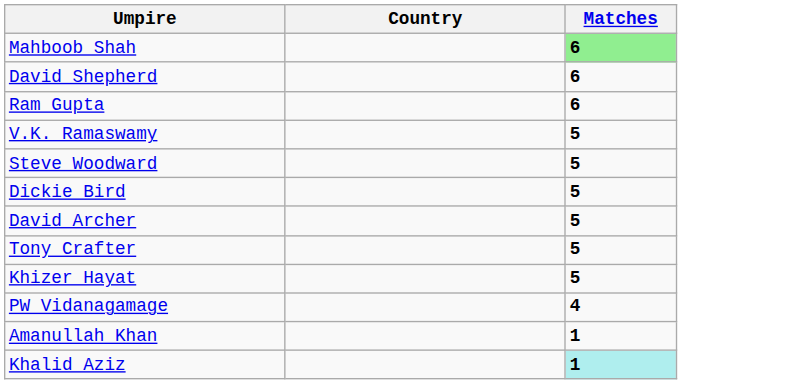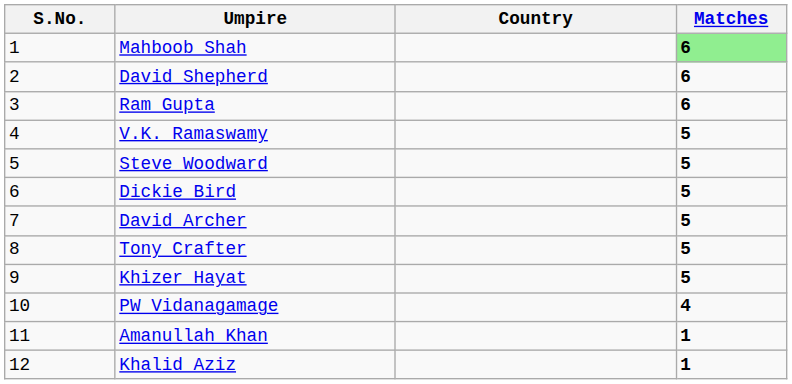+ column: (60, 19)
(575, 365) paleturquoise background -> (685, 365) no background
